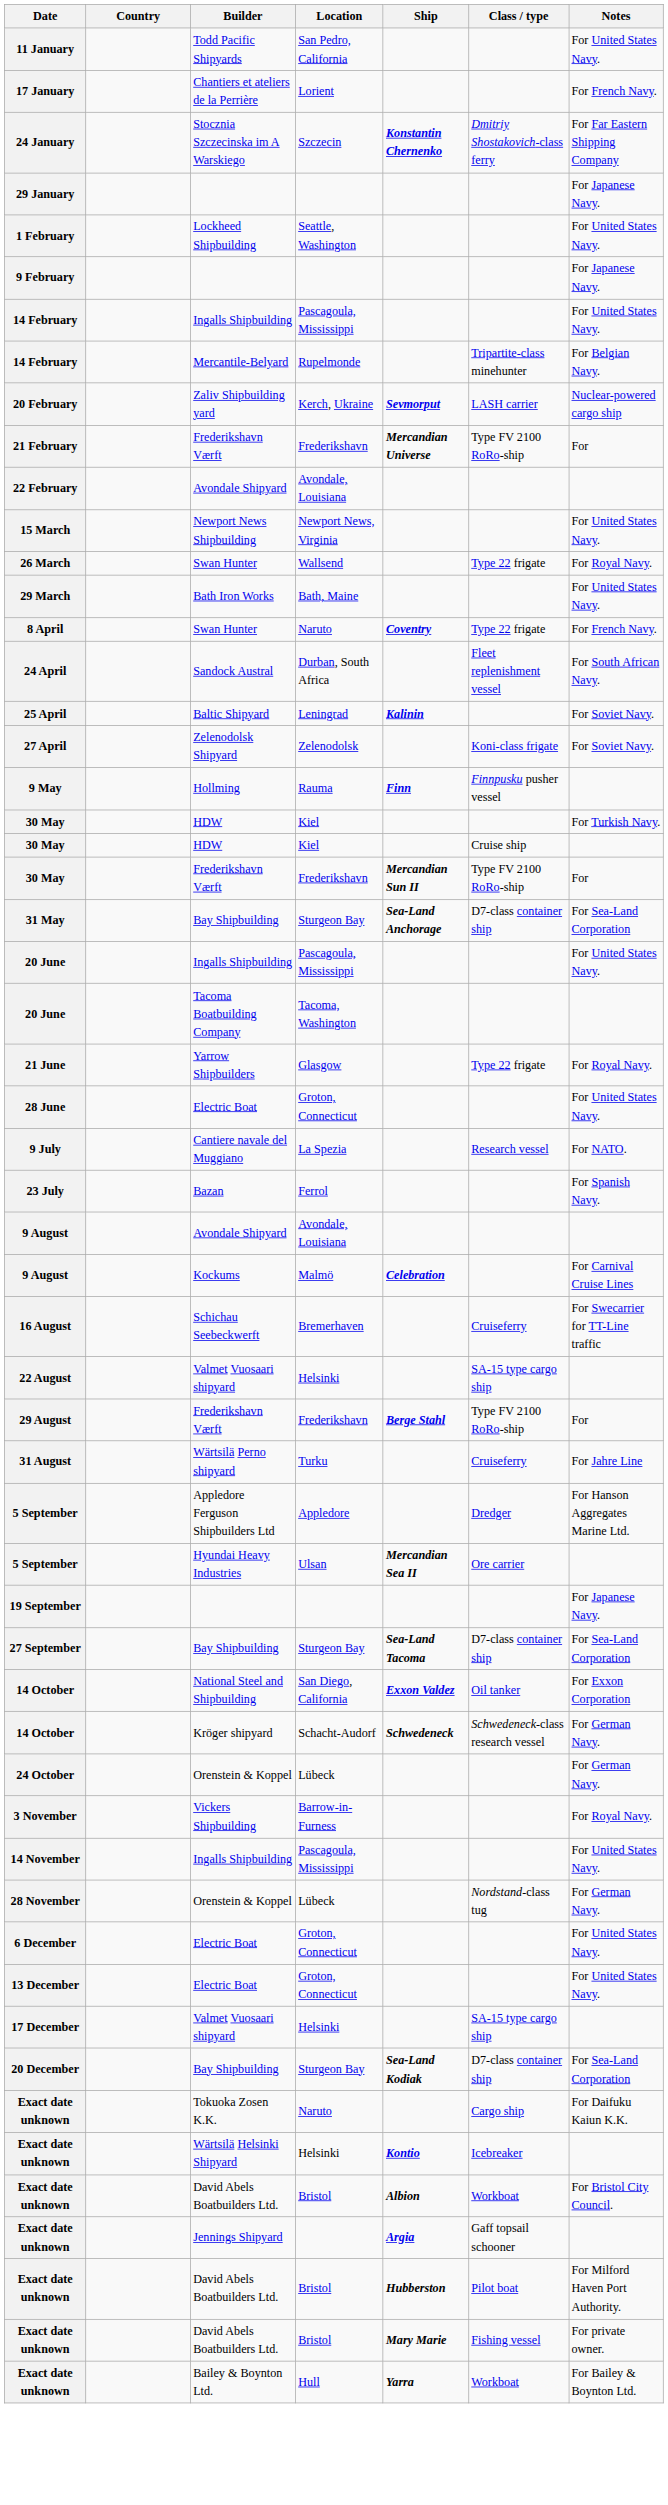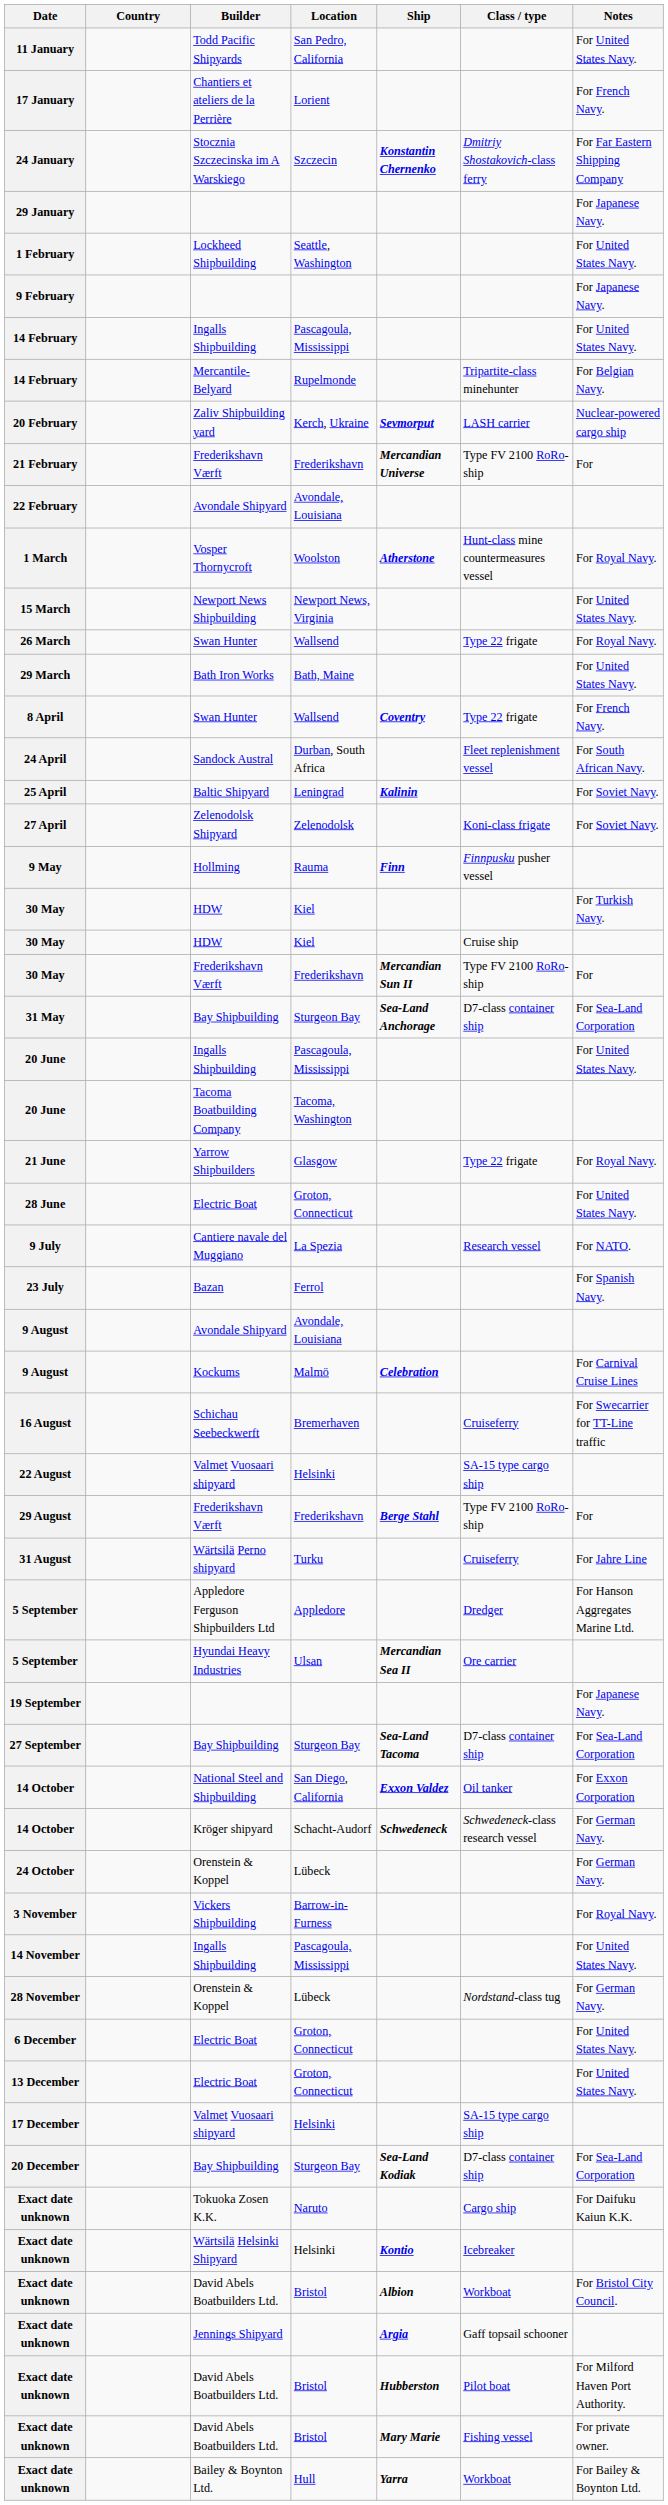+ row: (45, 557)
(315, 629) Naruto -> (316, 717) Wallsend
